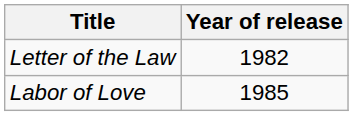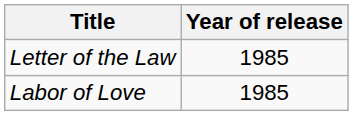(264, 57) 1982 -> (264, 57) 1985
